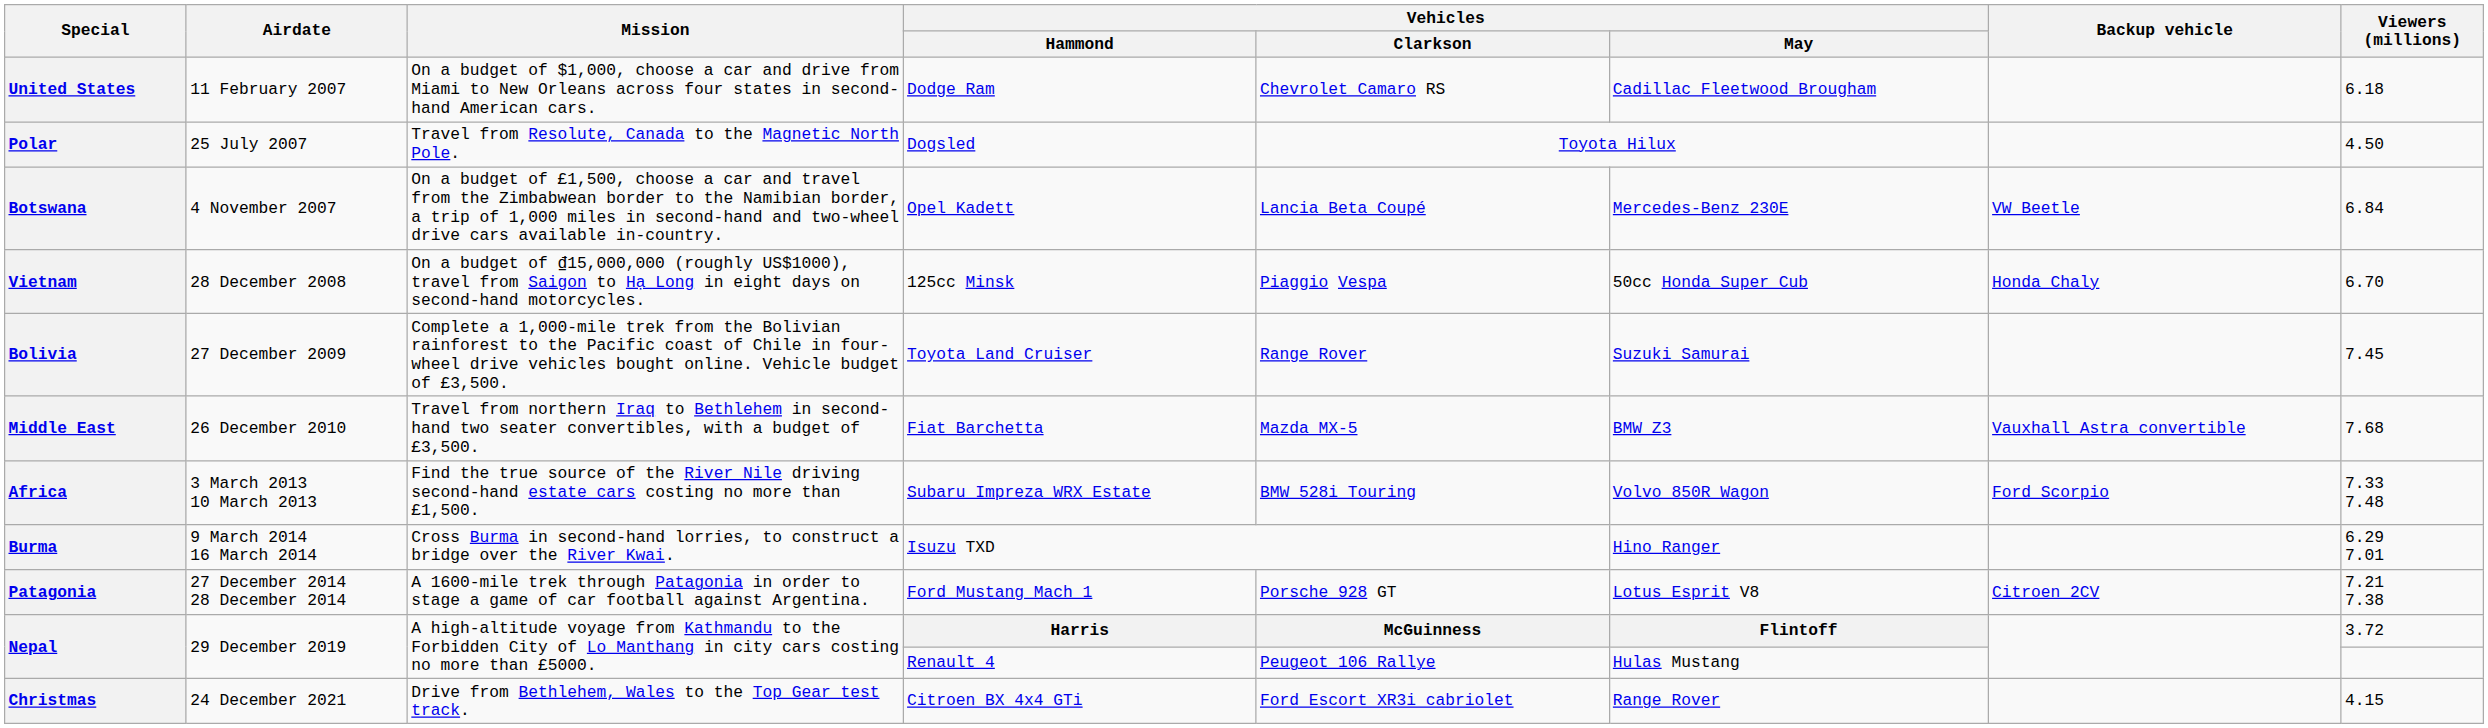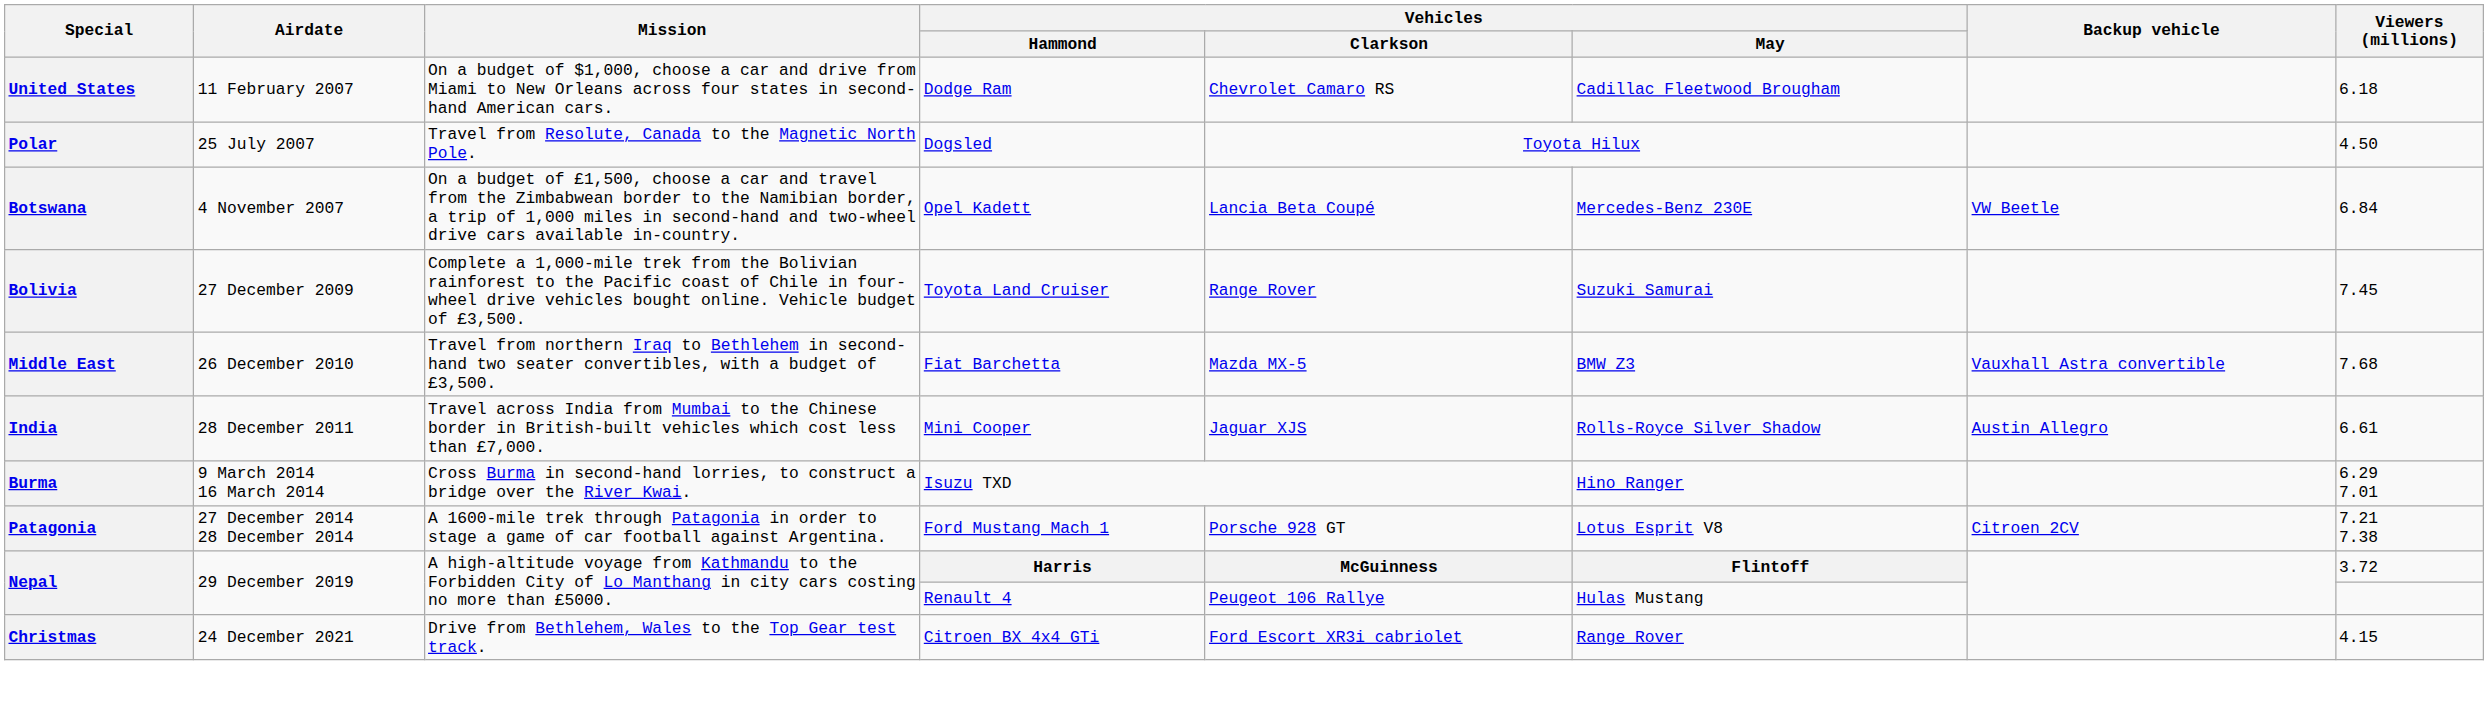- row: (43, 282)
+ row: (33, 428)
- row: (38, 492)
